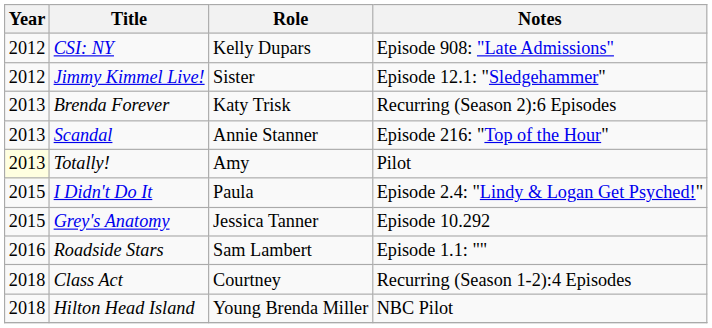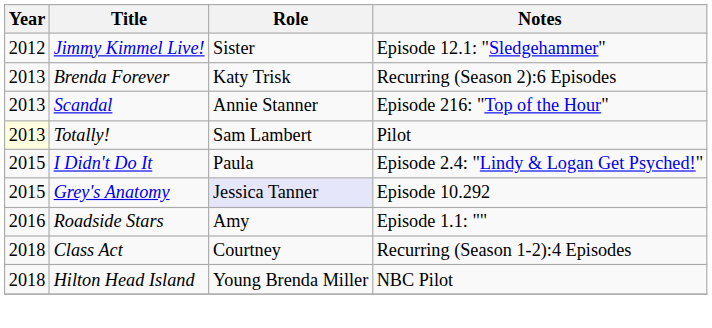- row: (84, 47)
(231, 163) Amy -> (262, 134) Sam Lambert
(266, 221) no background -> (266, 192) lavender background
(262, 250) Sam Lambert -> (231, 221) Amy
